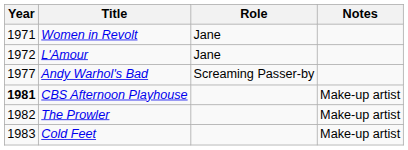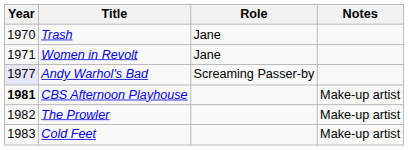+ row: (57, 34)
- row: (65, 54)
(21, 74) no background -> (21, 74) lavender background
